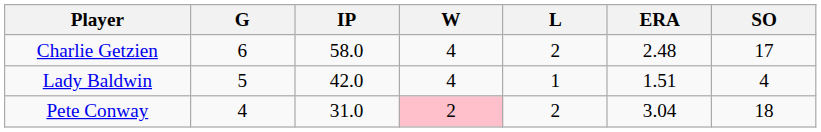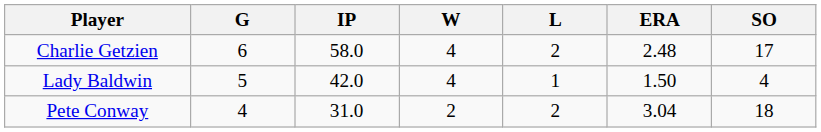(660, 80) 1.51 -> (660, 80) 1.50
(451, 111) pink background -> (451, 111) no background
